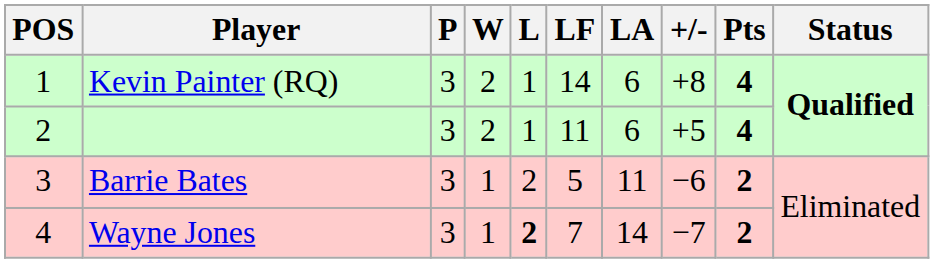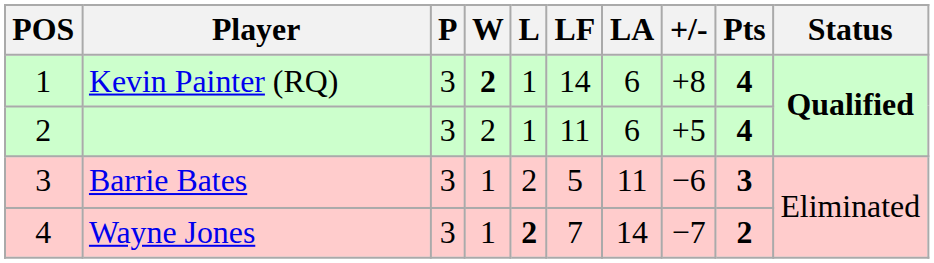(488, 80) normal -> (488, 80) bold
(744, 181) 2 -> (744, 181) 3
